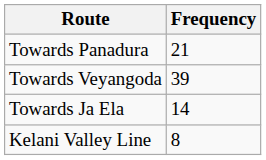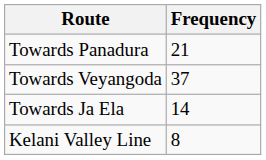(180, 79) 39 -> (180, 79) 37
